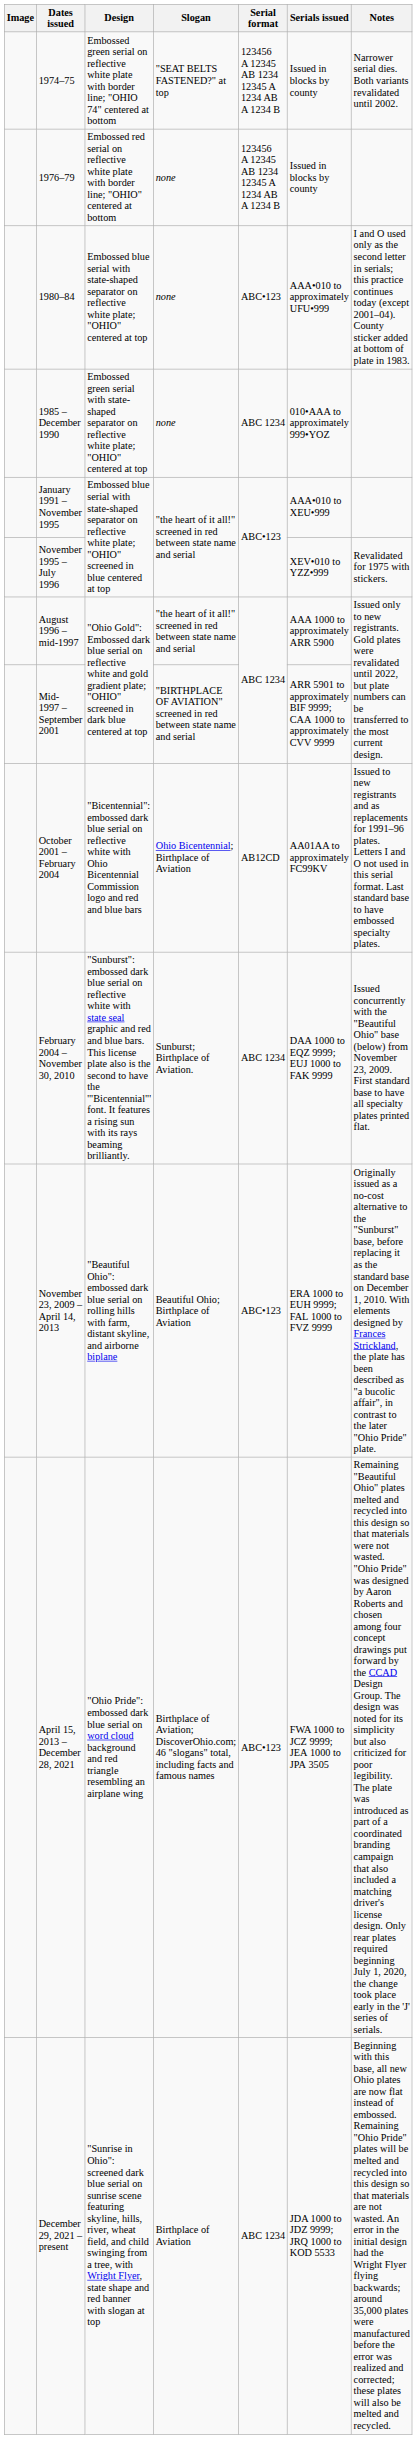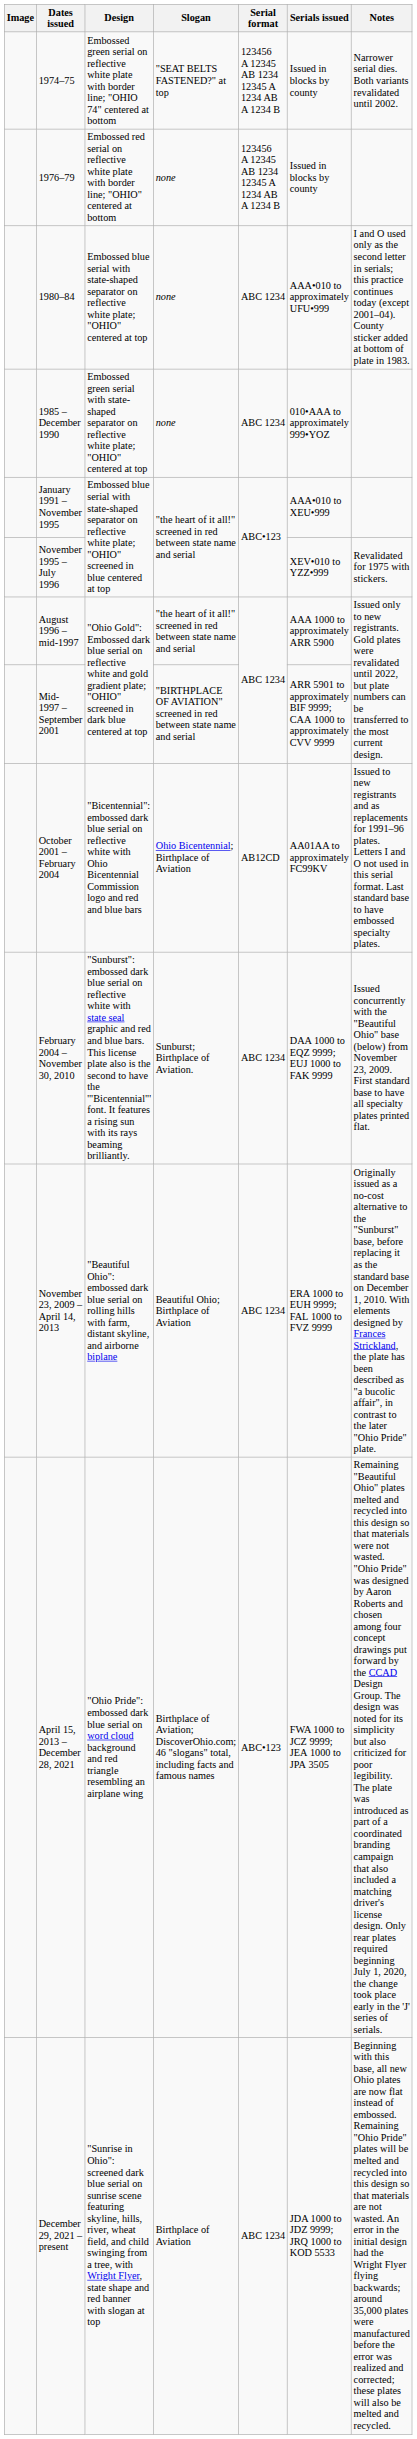(261, 297) ABC•123 -> (263, 297) ABC 1234
(261, 1310) ABC•123 -> (263, 1310) ABC 1234
